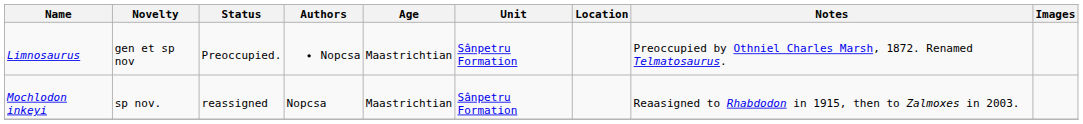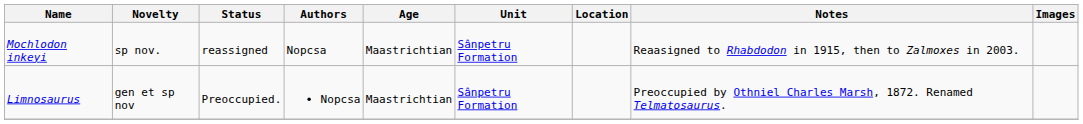rows swapped: (44, 55) <-> (37, 103)
